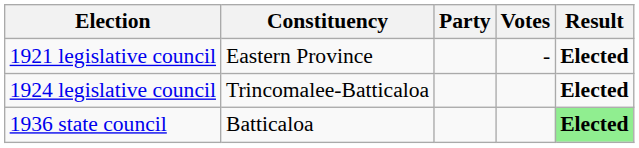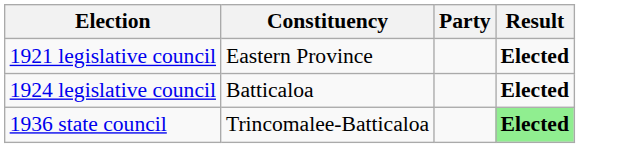- column: (525, 21)
(328, 90) Trincomalee-Batticaloa -> (270, 90) Batticaloa
(270, 124) Batticaloa -> (328, 124) Trincomalee-Batticaloa
